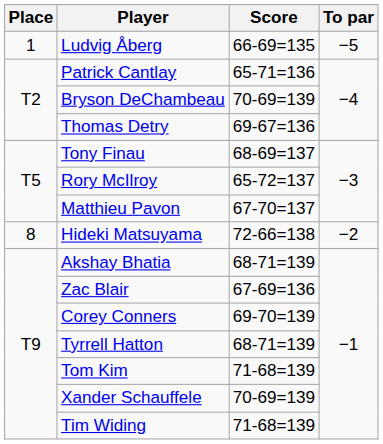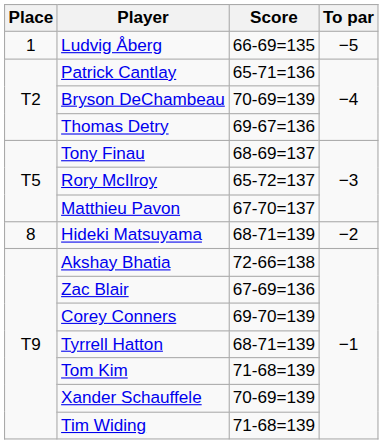(274, 235) 72-66=138 -> (274, 235) 68-71=139
(274, 262) 68-71=139 -> (274, 262) 72-66=138
